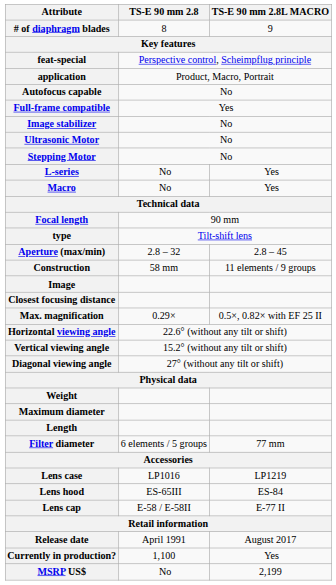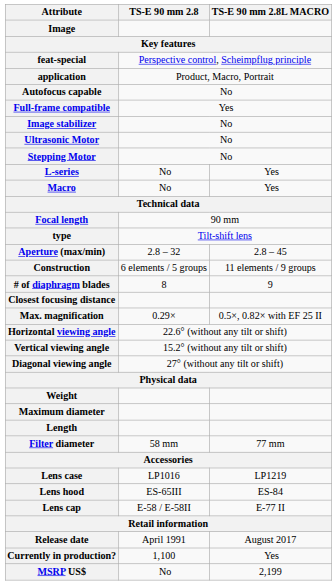rows swapped: (62, 284) <-> (62, 28)
(164, 268) 58 mm -> (164, 268) 6 elements / 5 groups
(164, 444) 6 elements / 5 groups -> (164, 444) 58 mm
